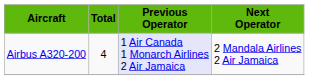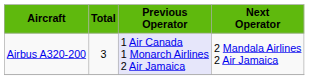(103, 54) 4 -> (103, 54) 3
